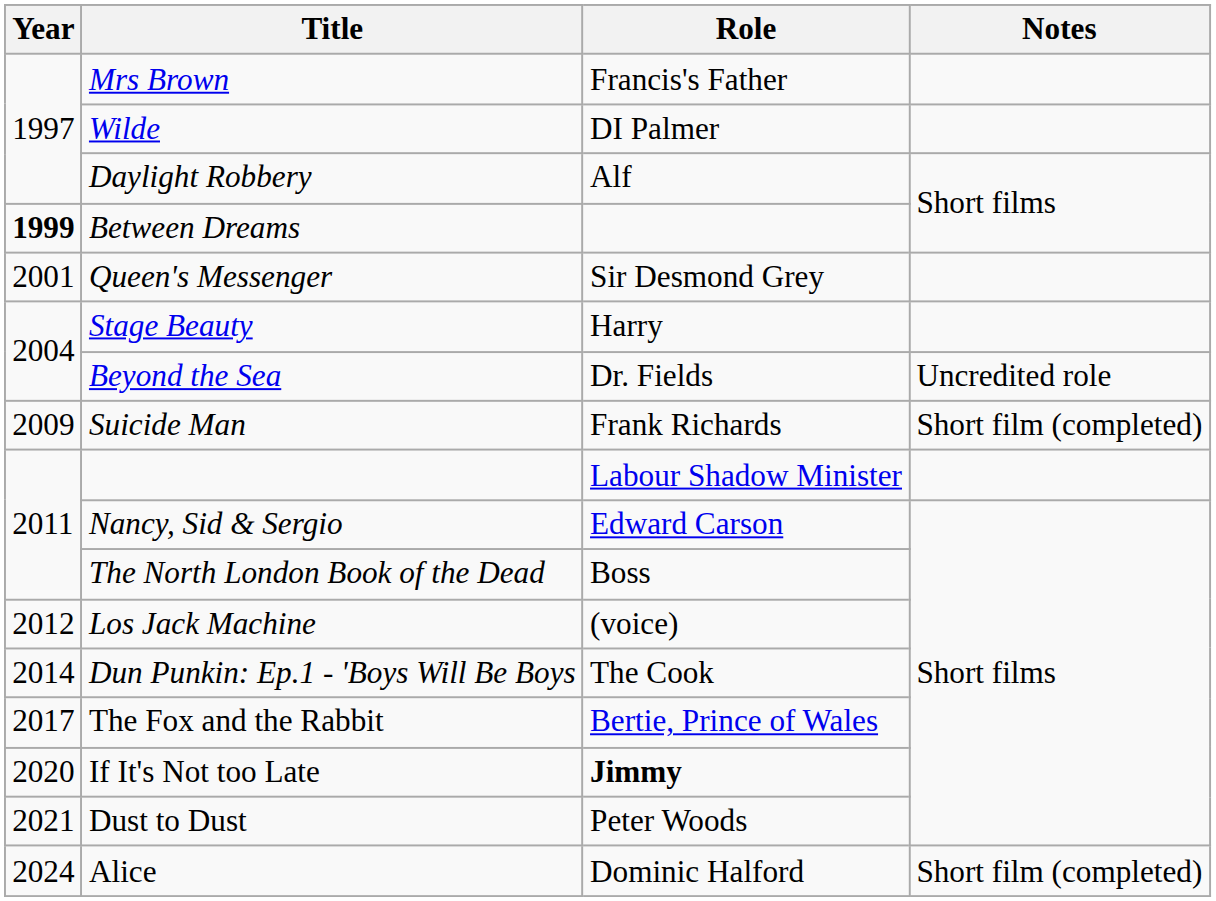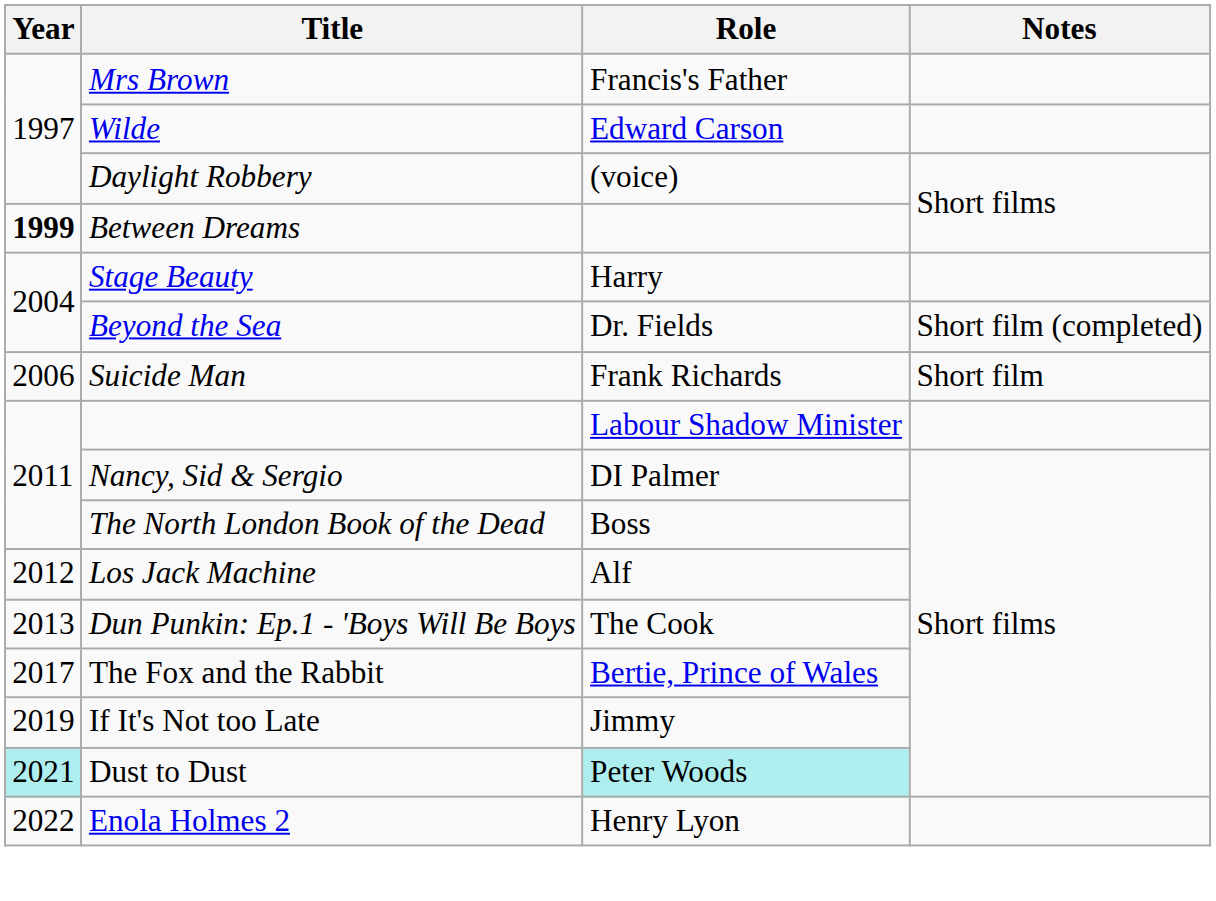(655, 128) DI Palmer -> (687, 128) Edward Carson
(611, 177) Alf -> (634, 177) (voice)
- row: (211, 276)
(1014, 375) Uncredited role -> (1059, 326) Short film (completed)
(43, 425) 2009 -> (43, 375) 2006
(1059, 425) Short film (completed) -> (980, 375) Short film
(687, 524) Edward Carson -> (655, 474) DI Palmer
(634, 623) (voice) -> (611, 573) Alf
(43, 672) 2014 -> (43, 623) 2013
(43, 771) 2020 -> (43, 721) 2019
(636, 771) bold -> (633, 721) normal
(43, 820) no background -> (43, 771) paleturquoise background
(669, 820) no background -> (669, 771) paleturquoise background
+ row: (189, 820)
- row: (123, 870)
